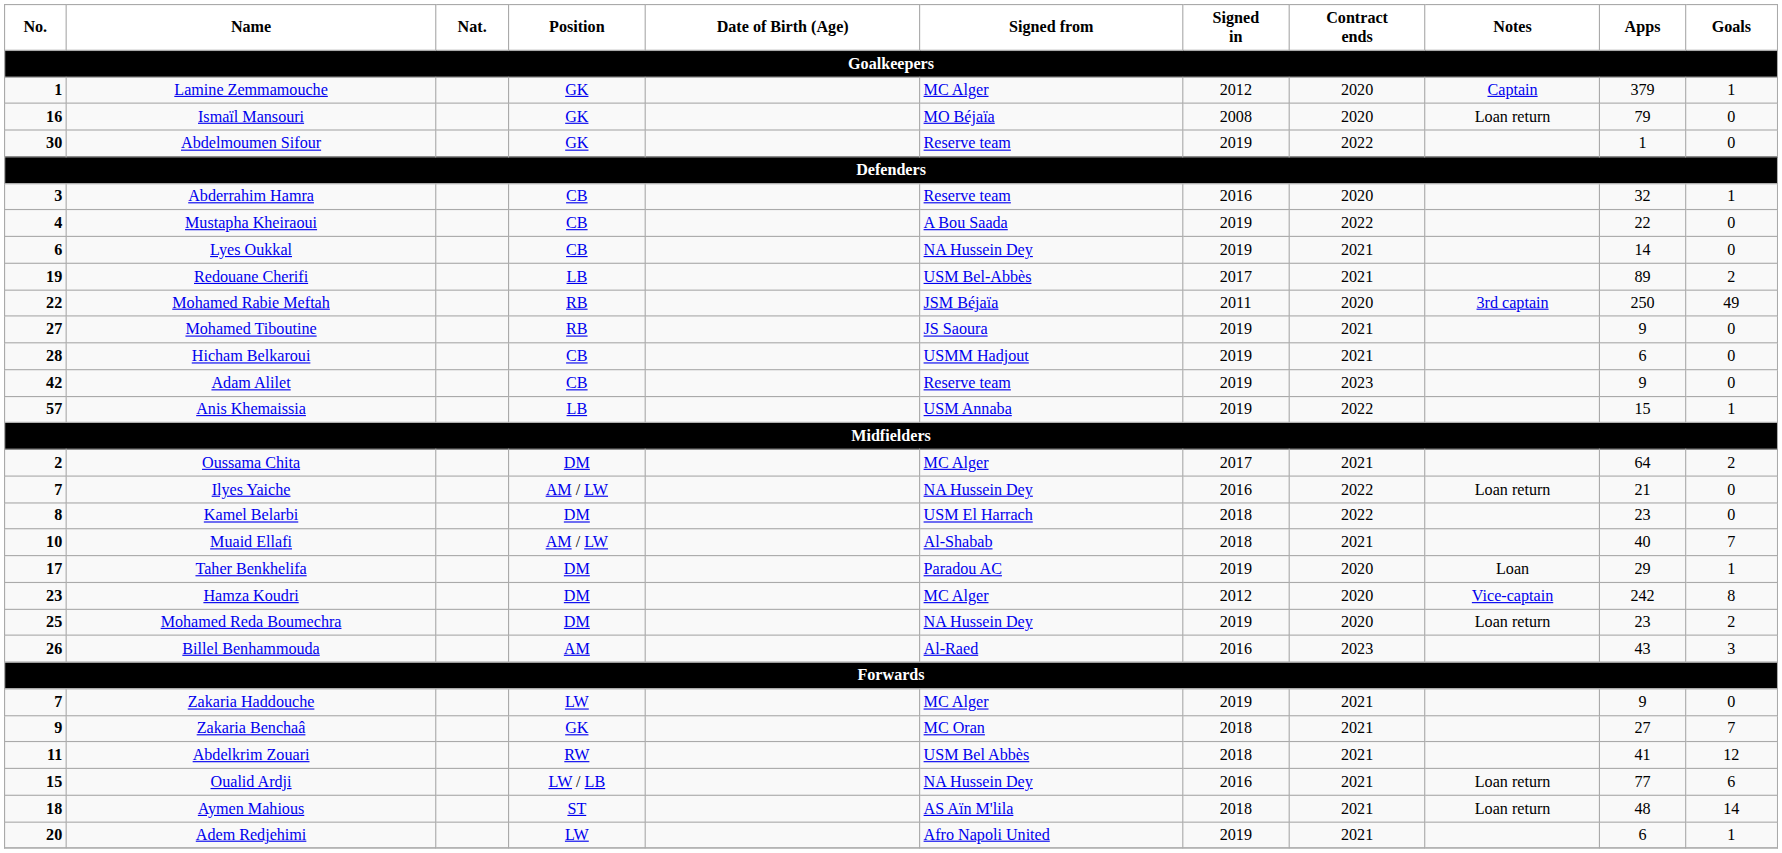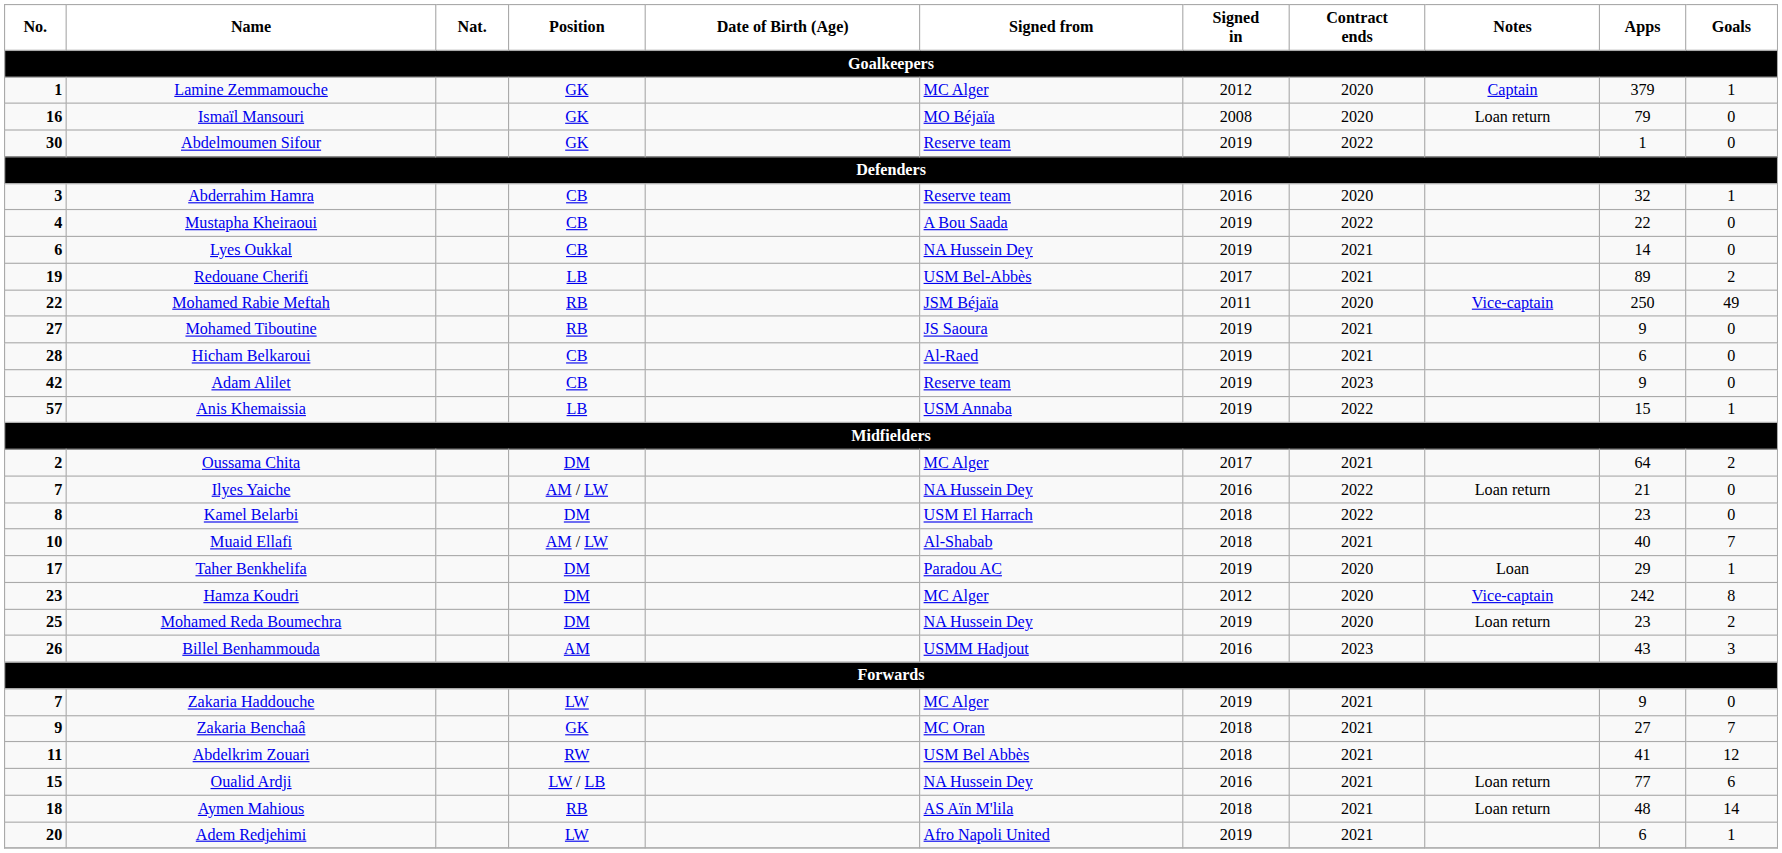(1513, 303) 3rd captain -> (1513, 303) Vice-captain
(976, 356) USMM Hadjout -> (951, 356) Al-Raed
(951, 649) Al-Raed -> (976, 649) USMM Hadjout
(577, 808) ST -> (577, 808) RB
